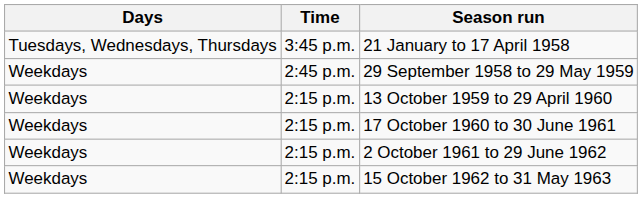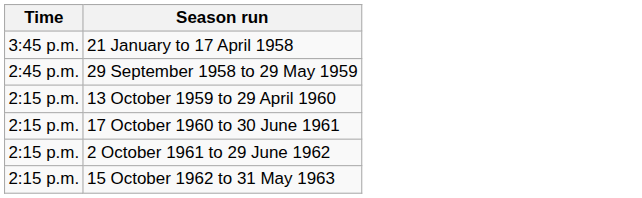- column: (143, 17)
